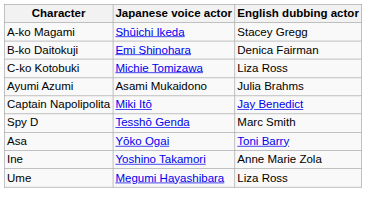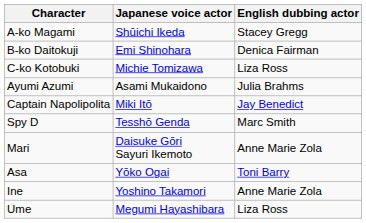+ row: (18, 148)
